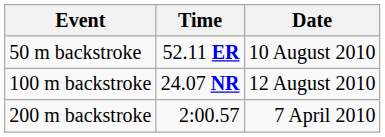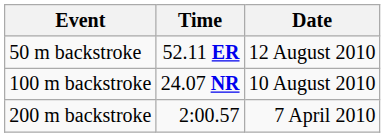(312, 52) 10 August 2010 -> (312, 52) 12 August 2010
(312, 83) 12 August 2010 -> (312, 83) 10 August 2010
